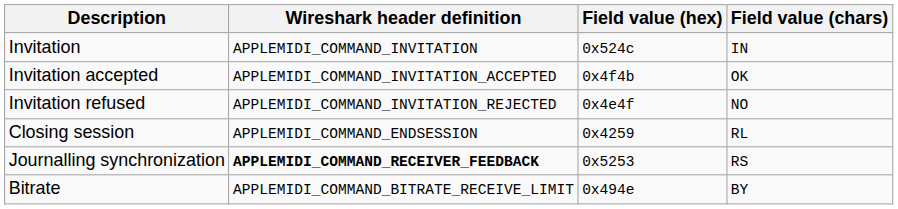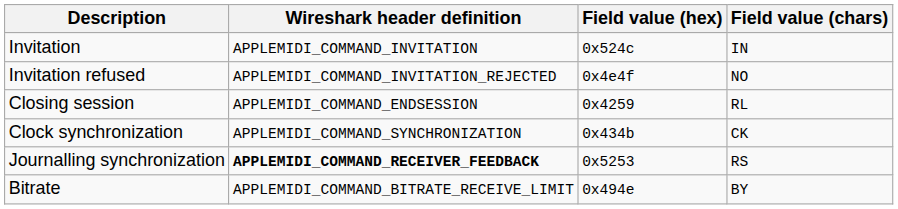- row: (83, 75)
+ row: (96, 132)
